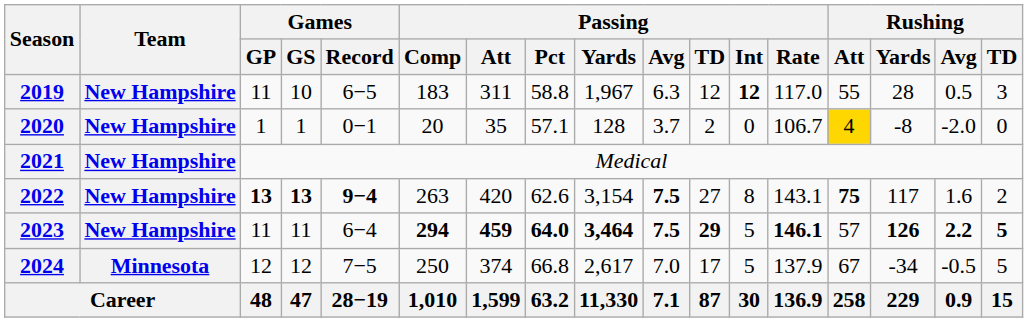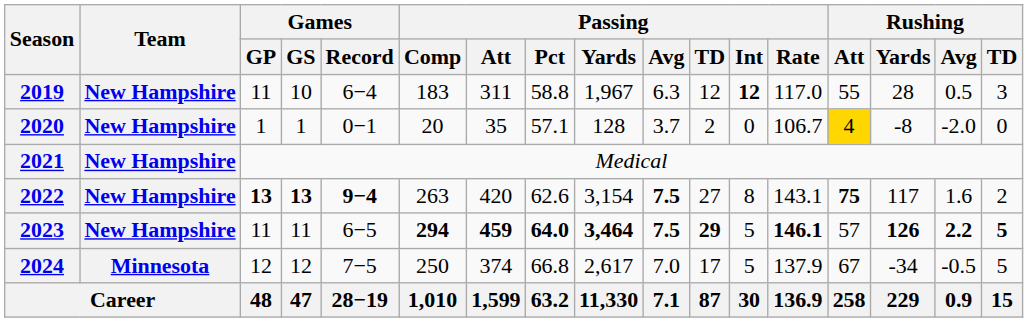(360, 91) 6−5 -> (360, 91) 6−4
(360, 230) 6−4 -> (360, 230) 6−5
